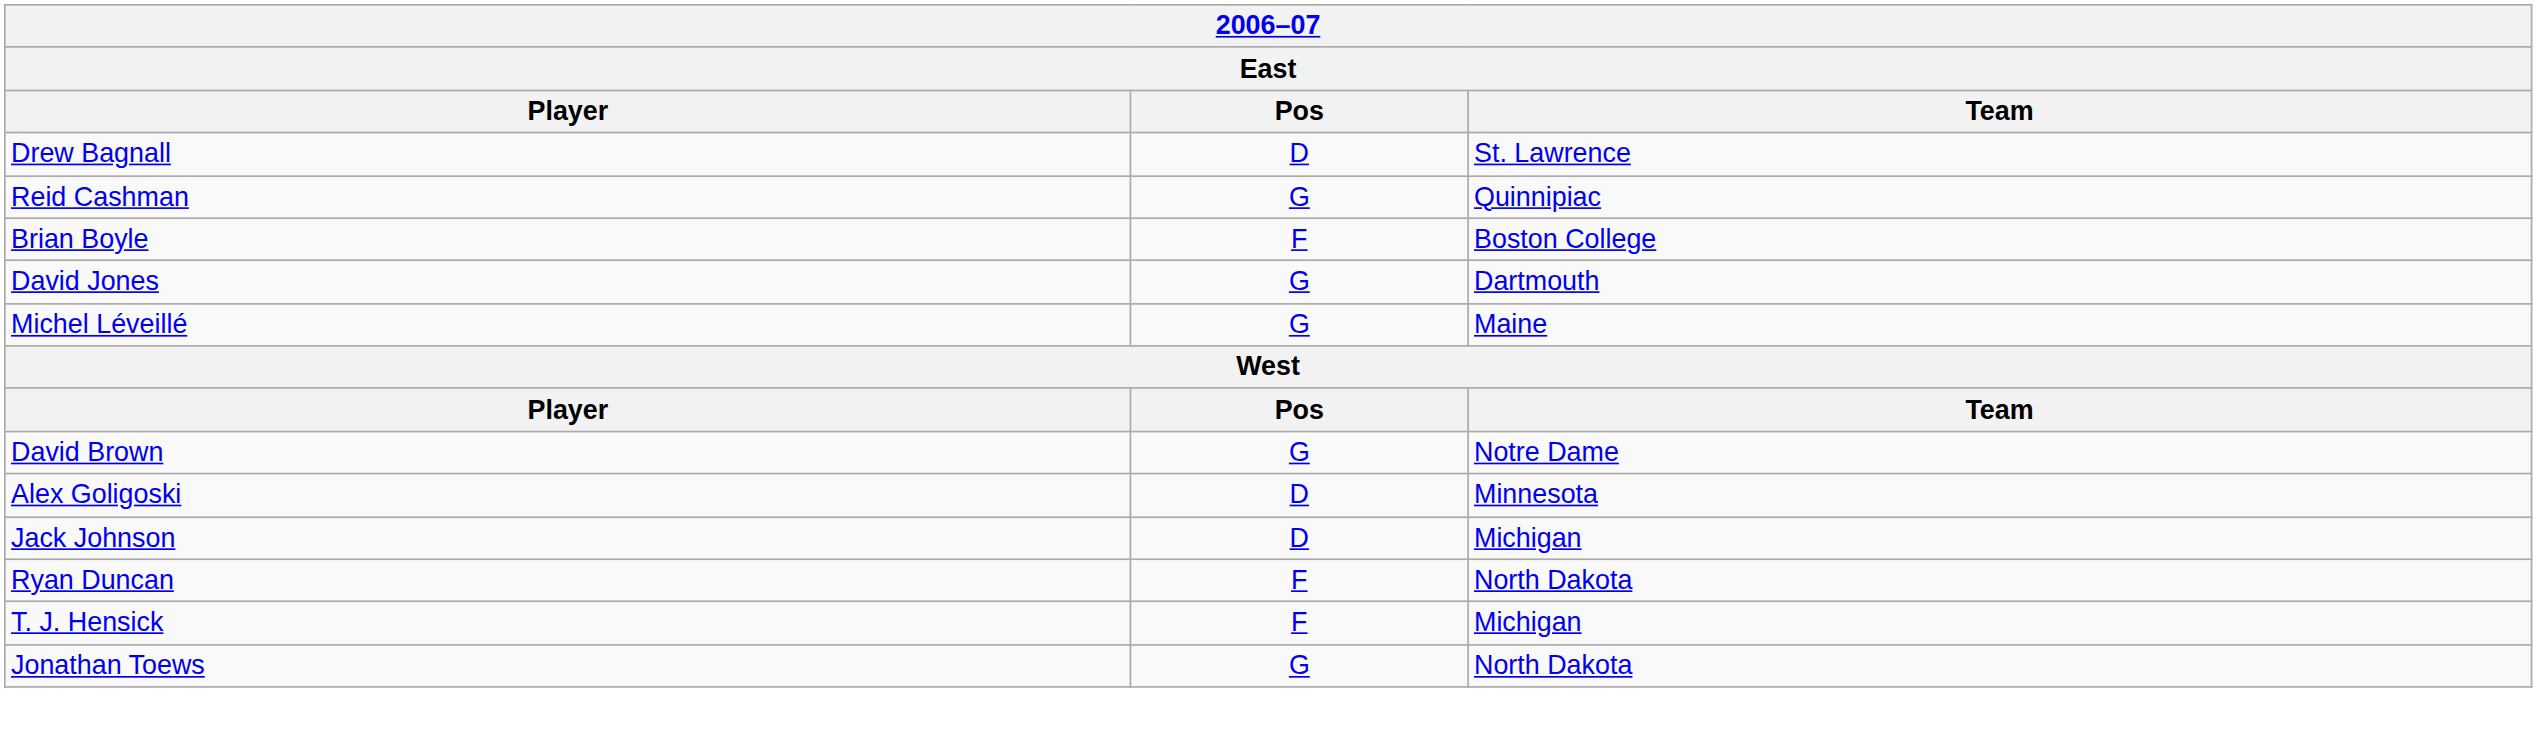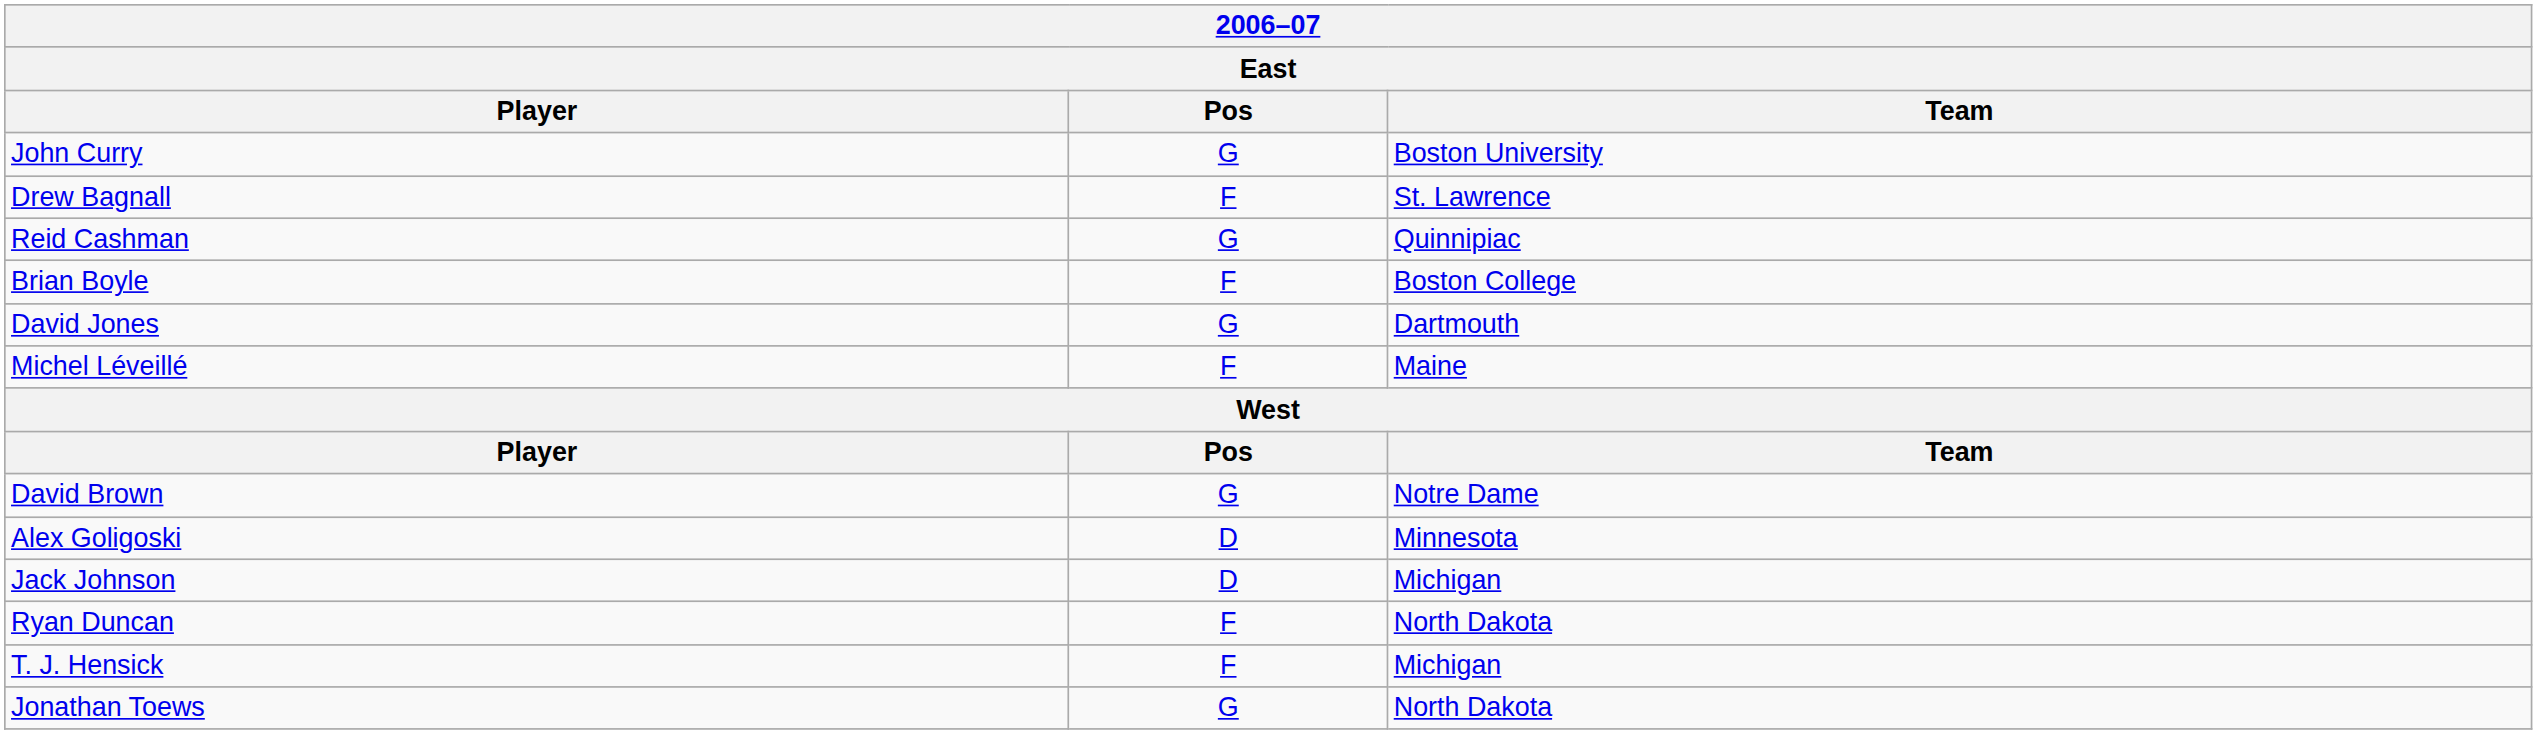+ row: (77, 153)
(1299, 153) D -> (1228, 196) F
(1299, 324) G -> (1228, 366) F
